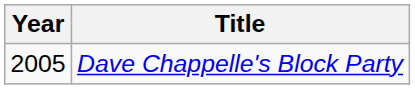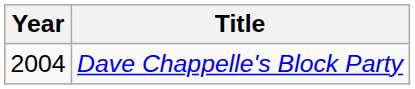(38, 63) 2005 -> (38, 63) 2004
